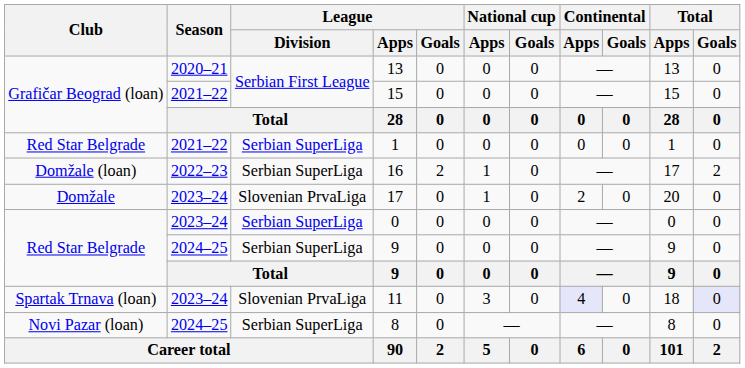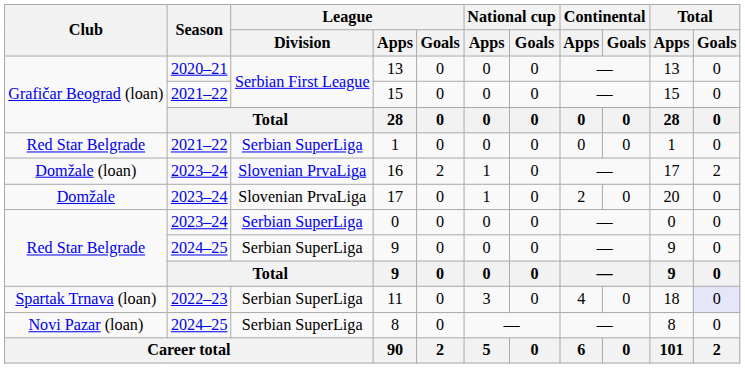(199, 171) 2022–23 -> (199, 171) 2023–24
(302, 171) Serbian SuperLiga -> (302, 171) Slovenian PrvaLiga
(199, 299) 2023–24 -> (199, 299) 2022–23
(302, 299) Slovenian PrvaLiga -> (302, 299) Serbian SuperLiga
(581, 299) lavender background -> (581, 299) no background
